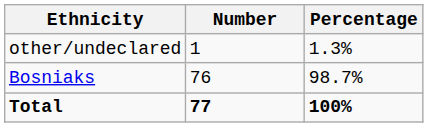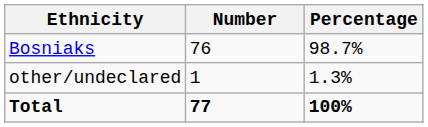rows swapped: (52, 78) <-> (95, 49)
